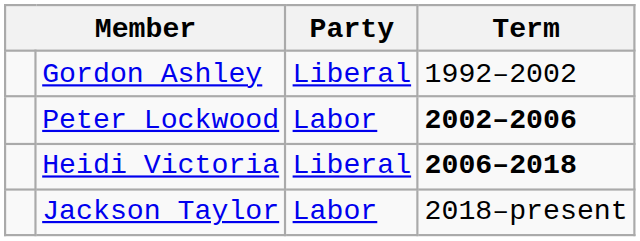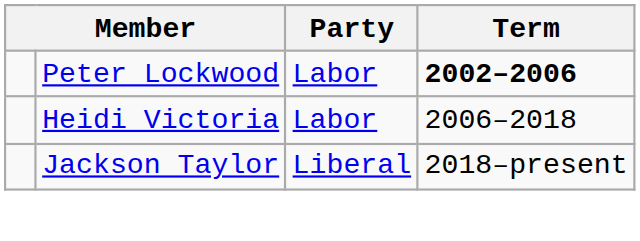- row: (152, 74)
(352, 166) Liberal -> (335, 120) Labor
(501, 166) bold -> (501, 120) normal
(335, 212) Labor -> (352, 166) Liberal
